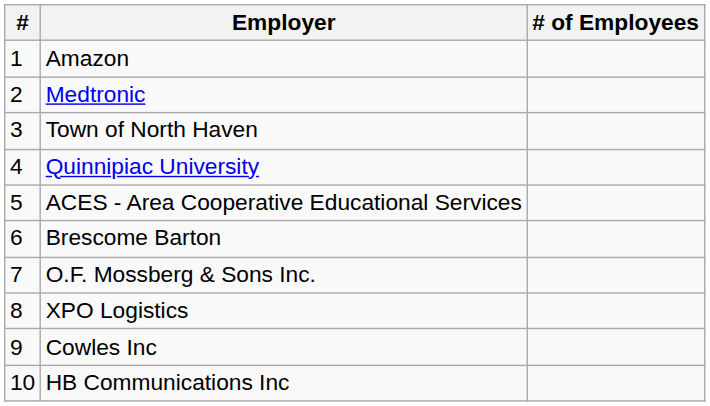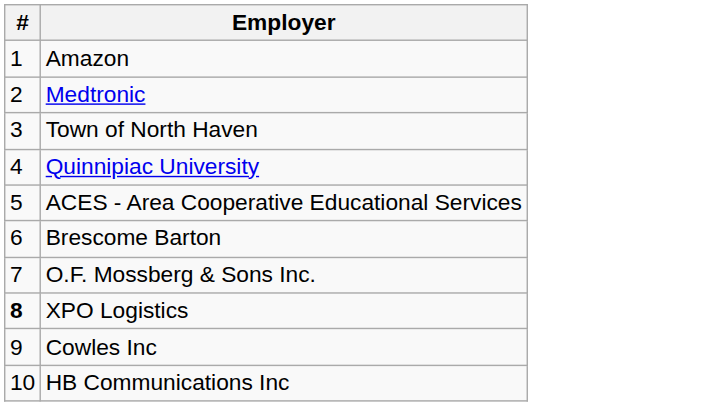- column: (616, 22)
(16, 310) normal -> (16, 310) bold
